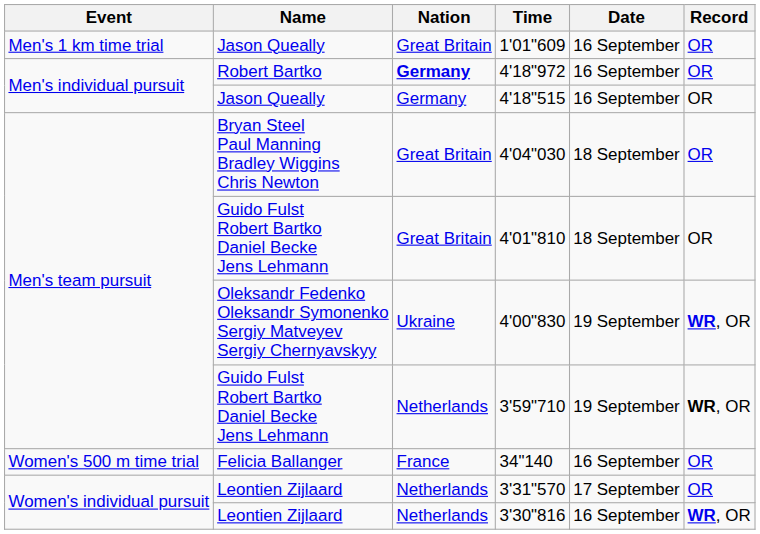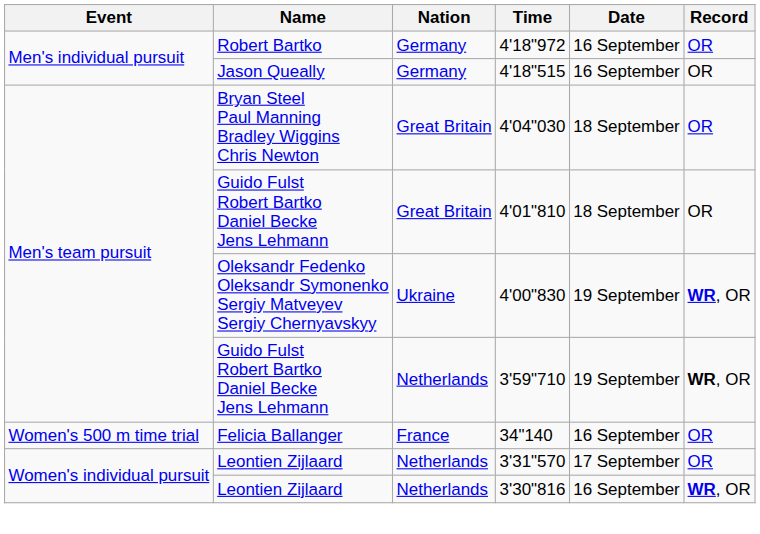- row: (532, 44)
(433, 71) bold -> (431, 44) normal
